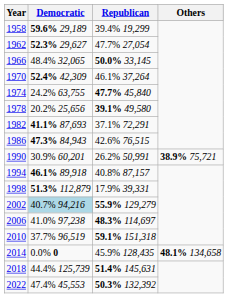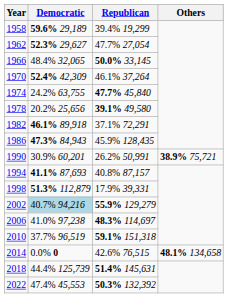(58, 124) 41.1% 87,693 -> (58, 124) 46.1% 89,918
(122, 141) 42.6% 76,515 -> (125, 141) 45.9% 128,435
(58, 173) 46.1% 89,918 -> (58, 173) 41.1% 87,693
(125, 253) 45.9% 128,435 -> (122, 253) 42.6% 76,515
